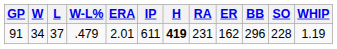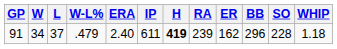(122, 33) 2.01 -> (122, 33) 2.40
(203, 33) 231 -> (203, 33) 239
(313, 33) 1.19 -> (313, 33) 1.18
